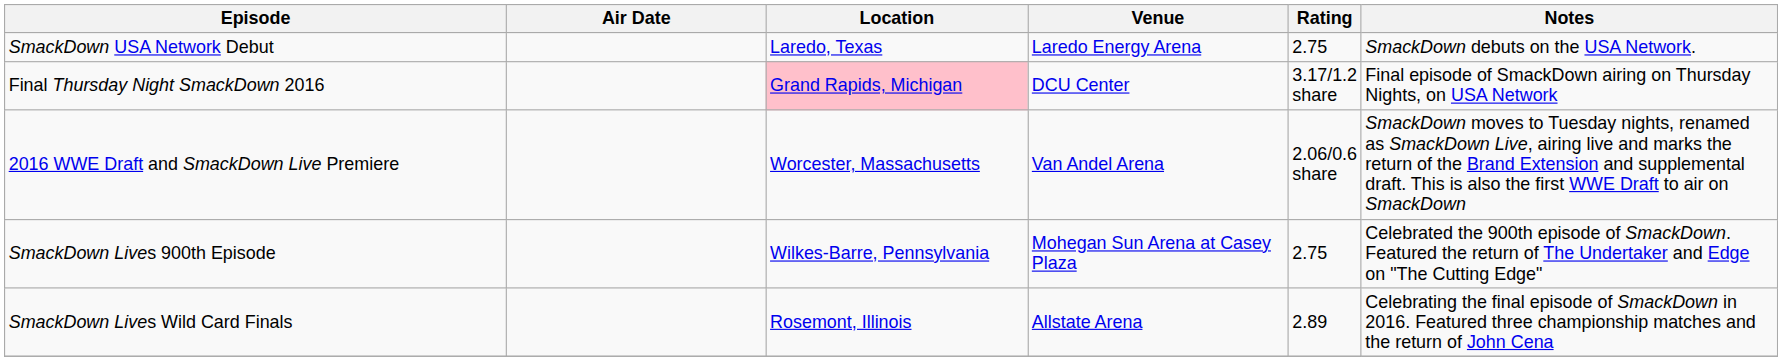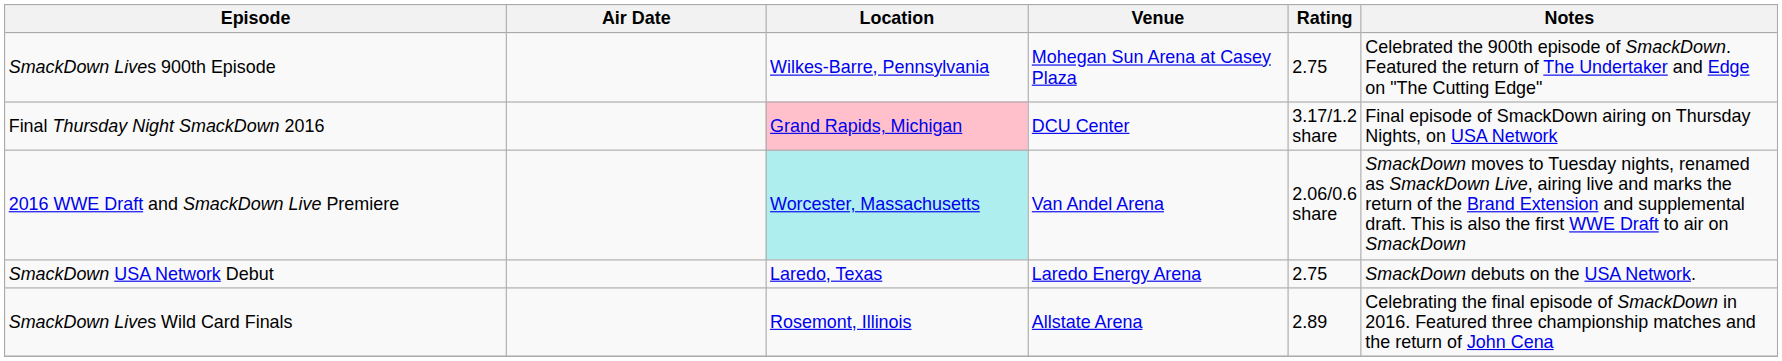rows swapped: (141, 47) <-> (142, 253)
(875, 164) no background -> (875, 204) paleturquoise background
